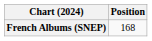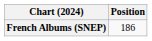(128, 28) 168 -> (128, 28) 186
